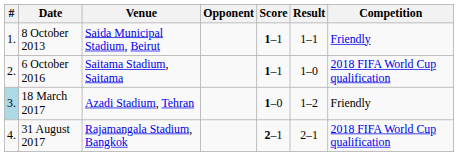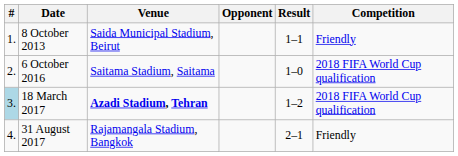- column: (273, 13)
(140, 103) normal -> (149, 103) bold
(351, 103) Friendly -> (368, 103) 2018 FIFA World Cup qualification
(383, 135) 2018 FIFA World Cup qualification -> (336, 135) Friendly
